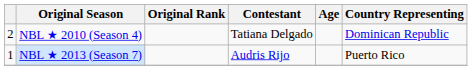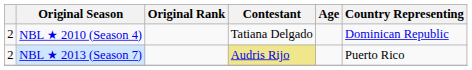(10, 55) 1 -> (10, 55) 2
(260, 55) no background -> (260, 55) khaki background
